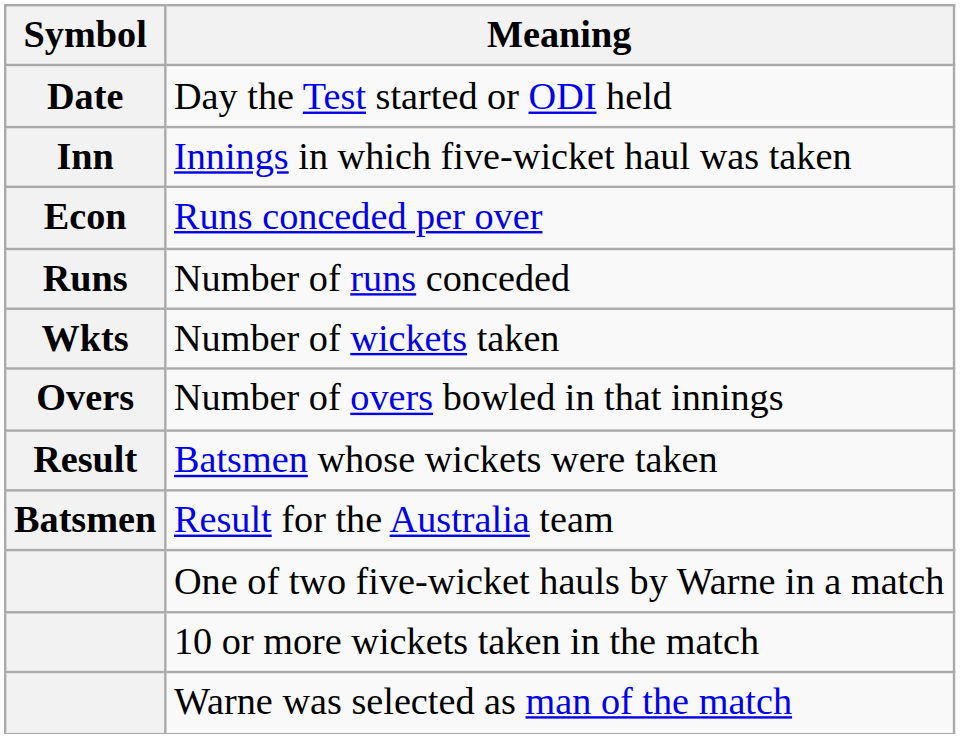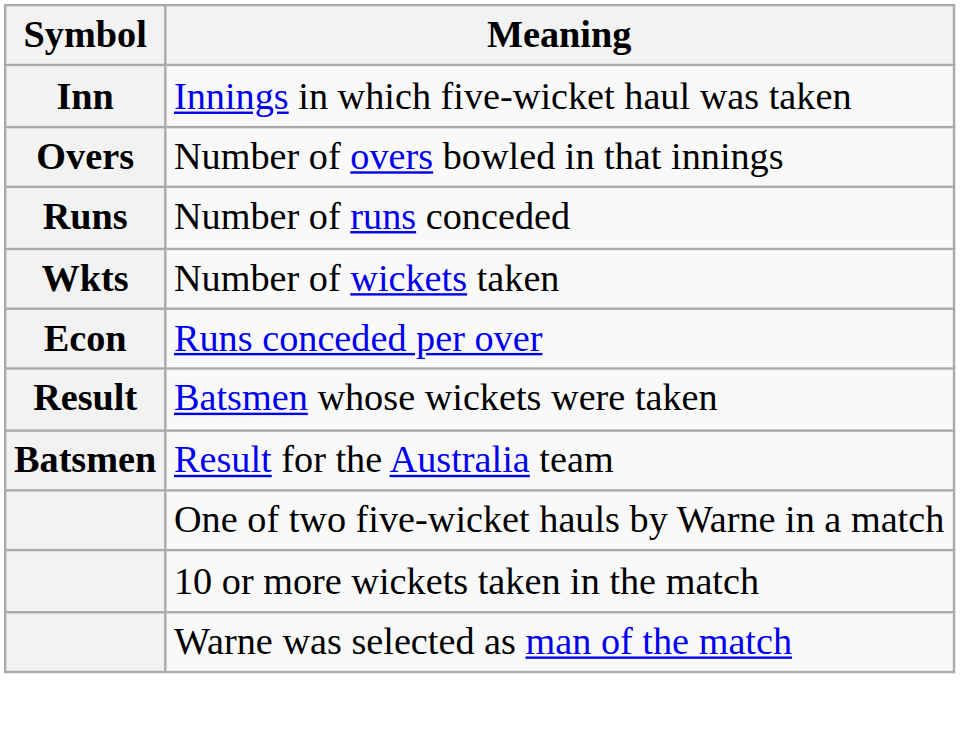- row: (423, 95)
rows swapped: (479, 398) <-> (358, 216)
